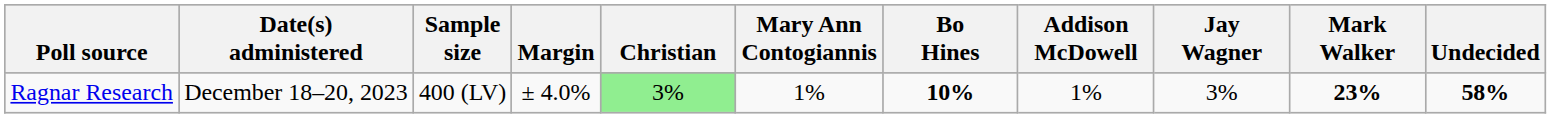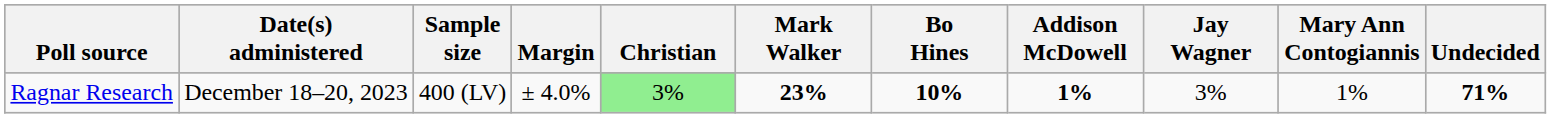columns swapped: (809, 38) <-> (1357, 38)
(1086, 92) normal -> (1075, 92) bold
(1485, 92) 58% -> (1485, 92) 71%
